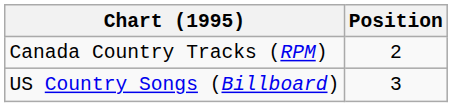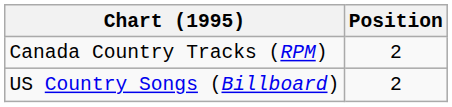(396, 85) 3 -> (396, 85) 2
